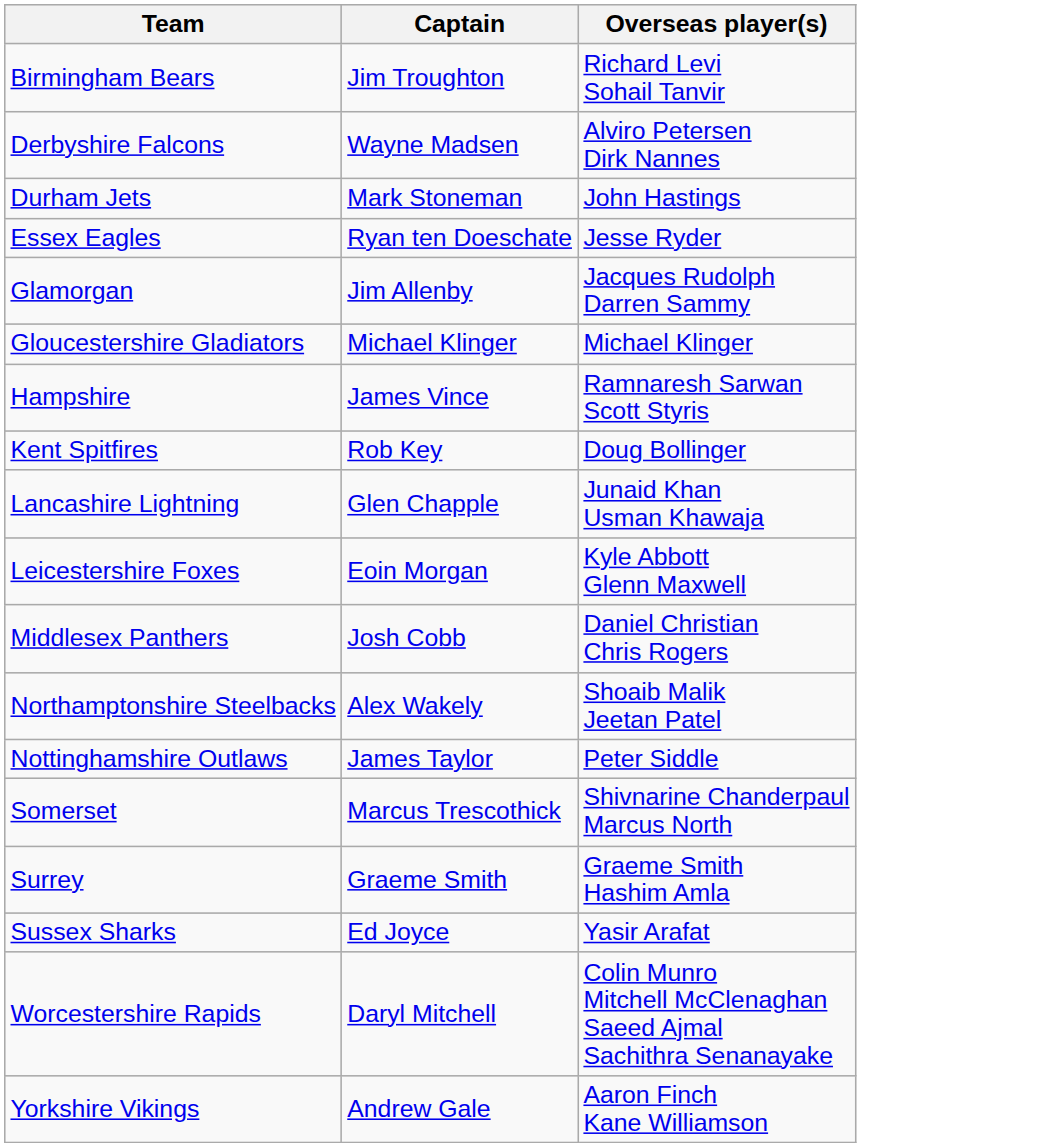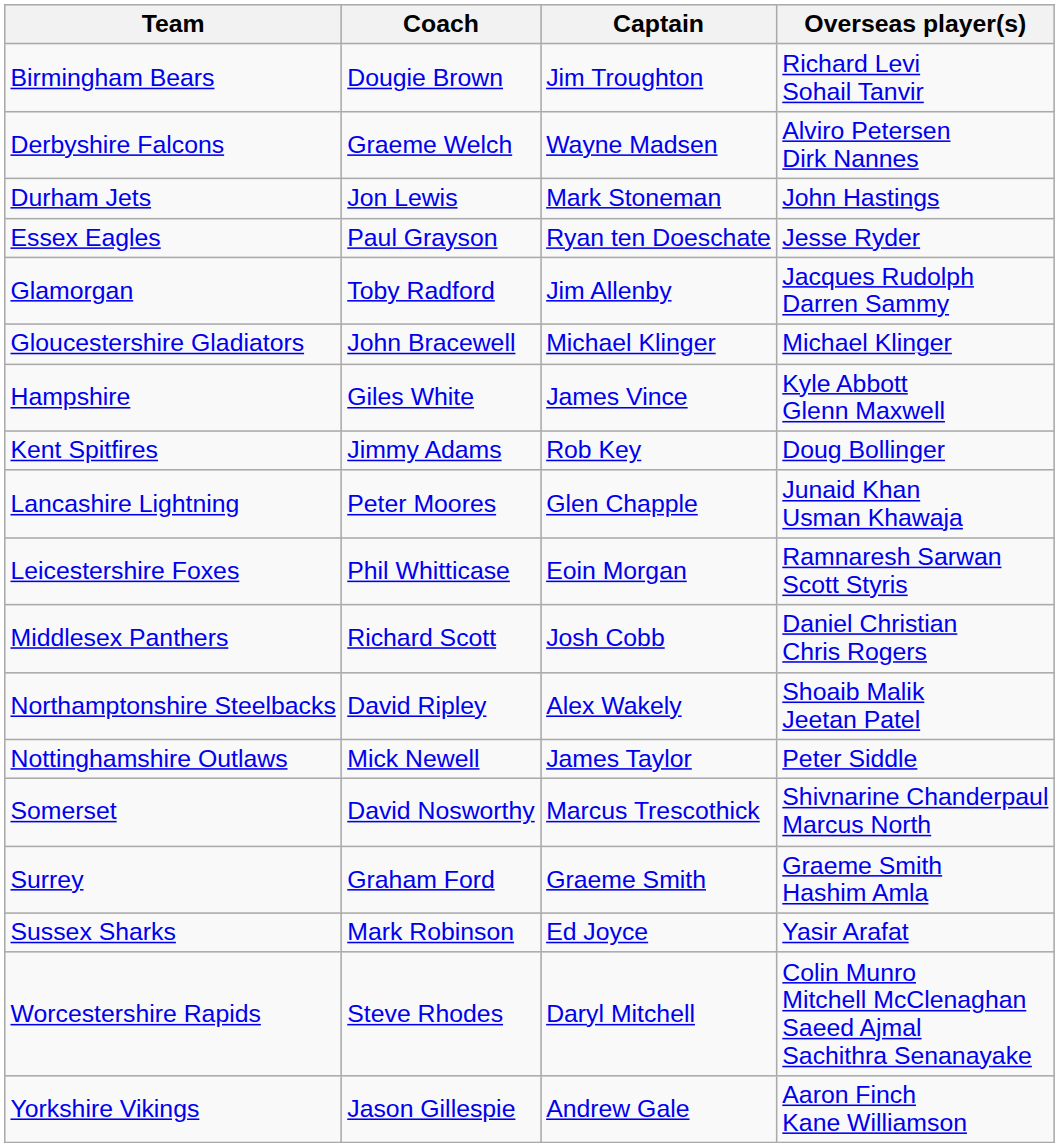+ column: (441, 24)
(693, 397) Ramnaresh Sarwan Scott Styris -> (864, 397) Kyle Abbott Glenn Maxwell
(665, 570) Kyle Abbott Glenn Maxwell -> (892, 570) Ramnaresh Sarwan Scott Styris
